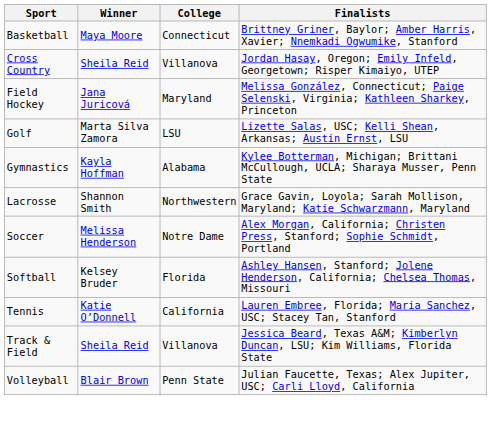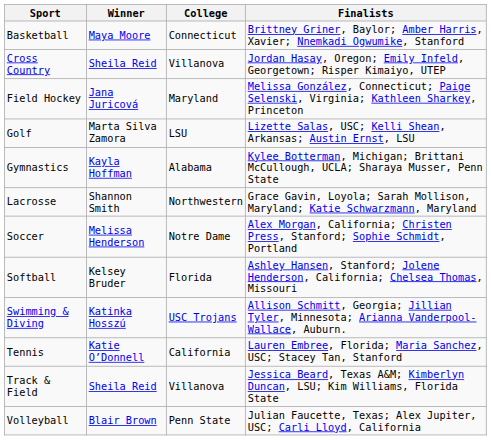+ row: (38, 317)
